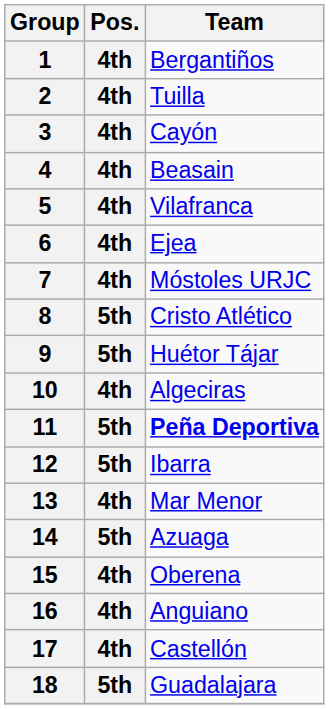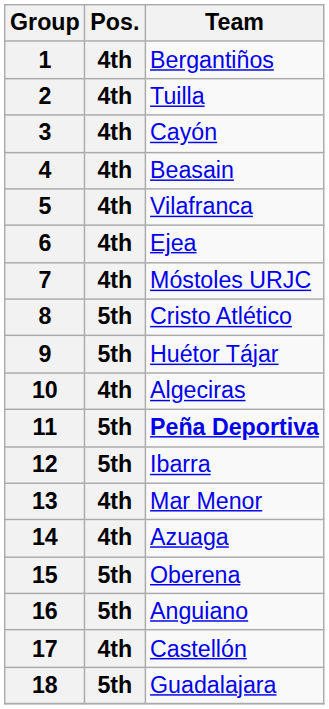(115, 538) 5th -> (115, 538) 4th
(115, 574) 4th -> (115, 574) 5th
(115, 611) 4th -> (115, 611) 5th
